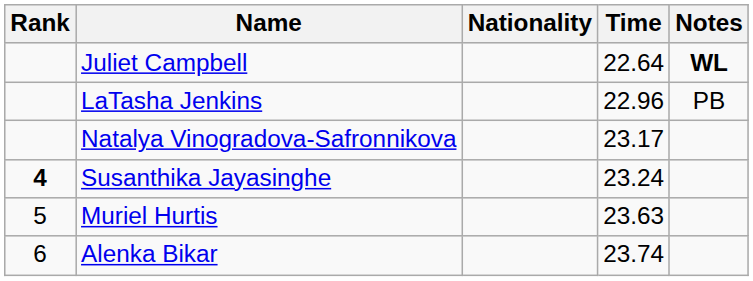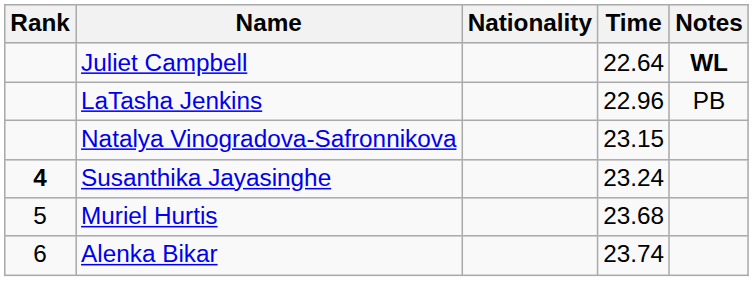(634, 139) 23.17 -> (634, 139) 23.15
(634, 216) 23.63 -> (634, 216) 23.68
